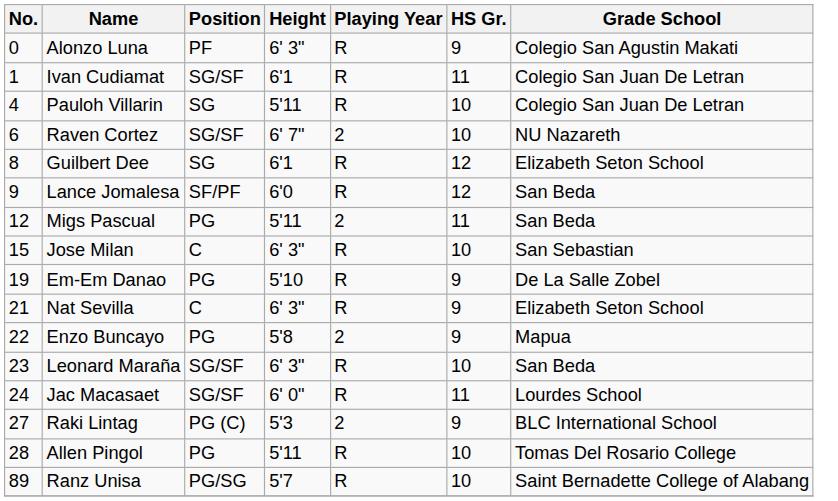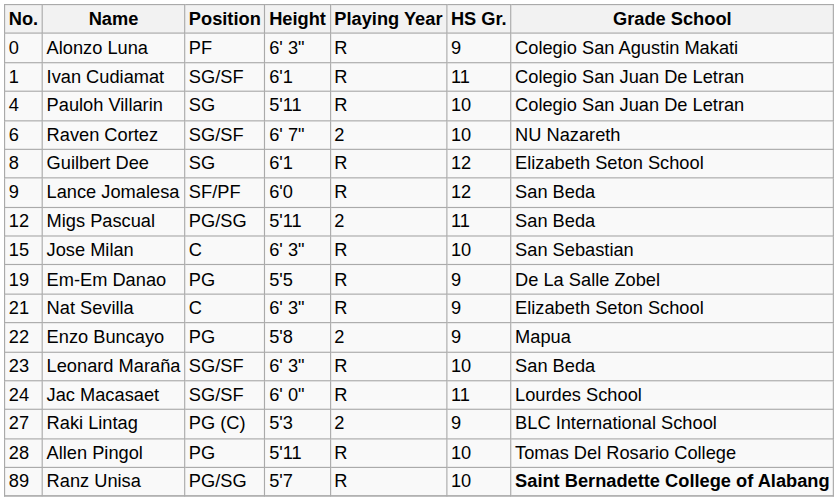(202, 221) PG -> (218, 221) PG/SG
(286, 279) 5'10 -> (281, 279) 5'5
(662, 481) normal -> (672, 481) bold
